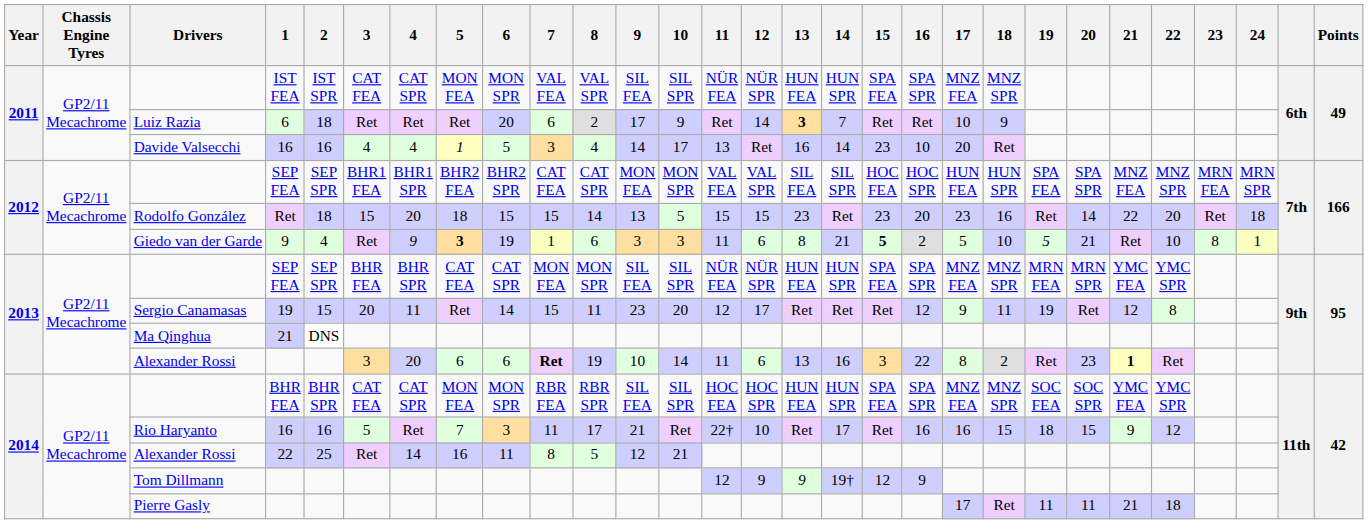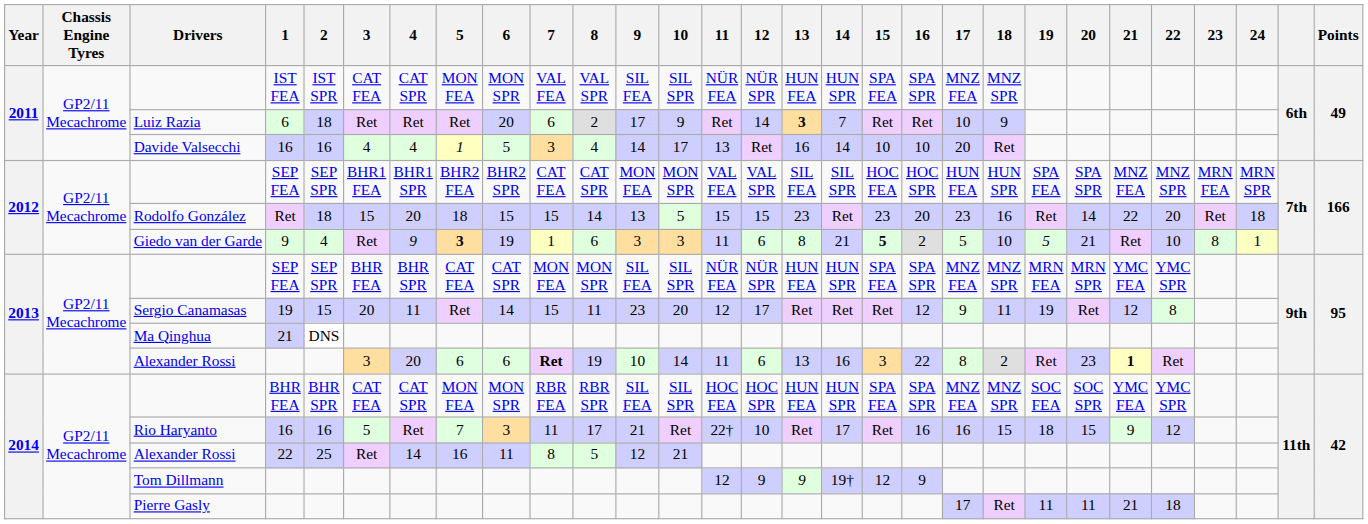(882, 147) 23 -> (882, 147) 10
